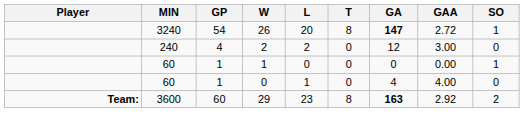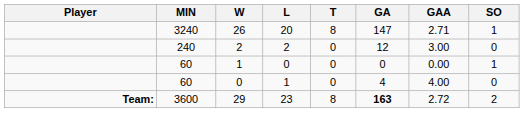- column: (219, 13)
(394, 30) bold -> (382, 30) normal
(445, 30) 2.72 -> (439, 30) 2.71
(445, 99) 2.92 -> (439, 99) 2.72
